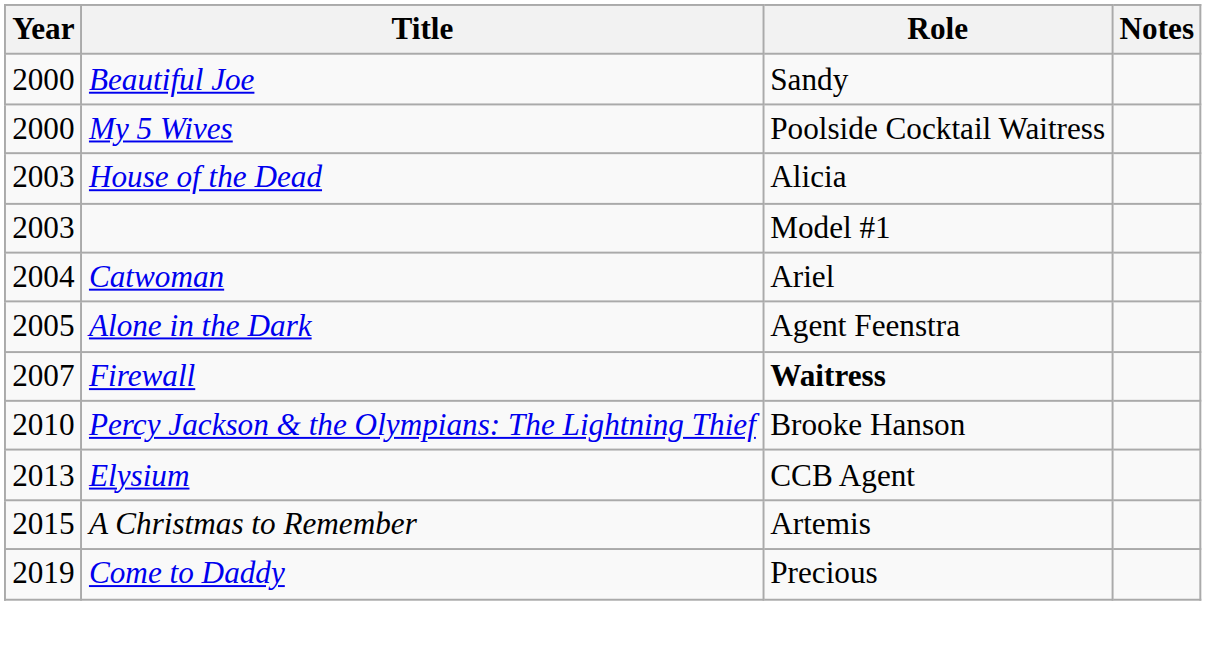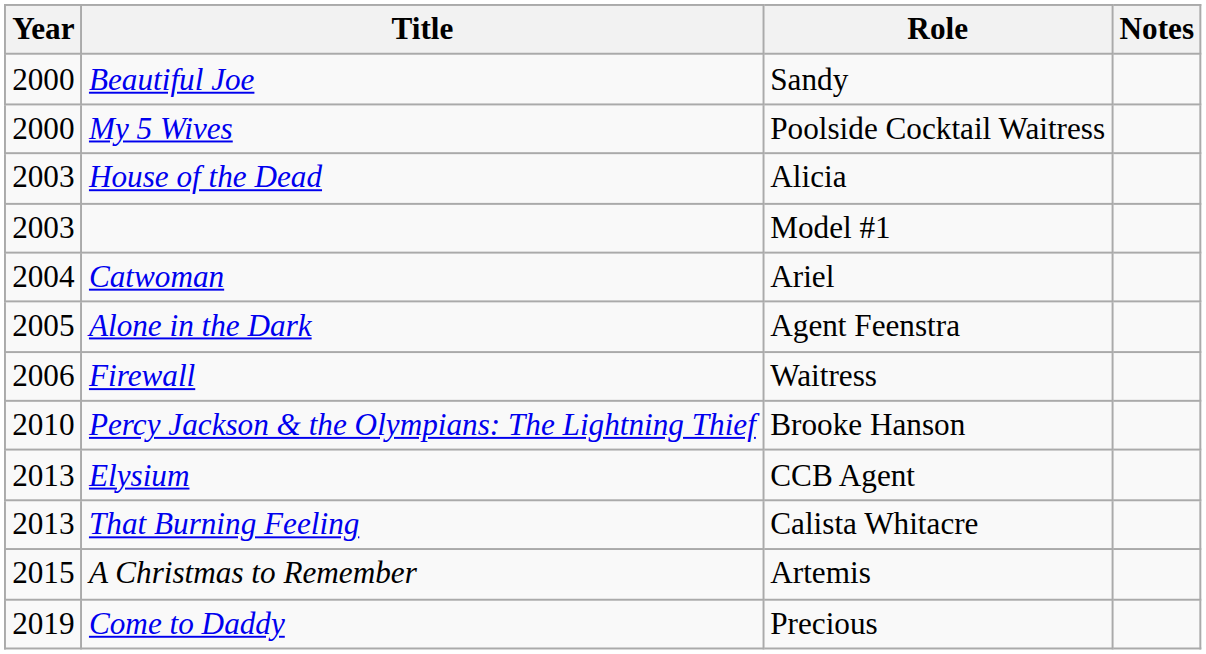(43, 375) 2007 -> (43, 375) 2006
(828, 375) bold -> (824, 375) normal
+ row: (224, 524)
